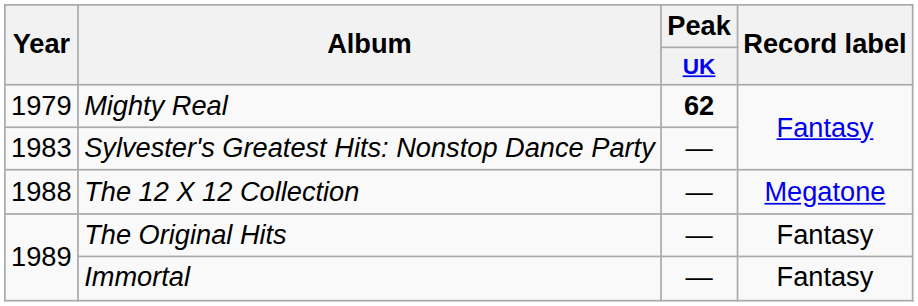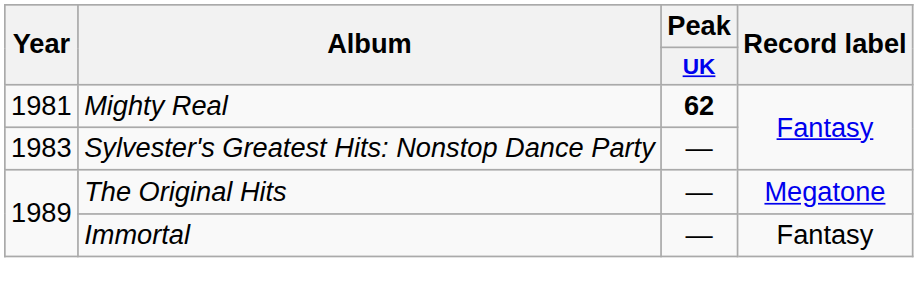(41, 105) 1979 -> (41, 105) 1981
- row: (222, 191)
(825, 234) Fantasy -> (825, 191) Megatone
